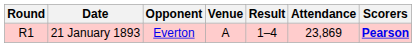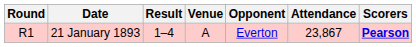columns swapped: (174, 14) <-> (267, 14)
(324, 33) 23,869 -> (324, 33) 23,867
